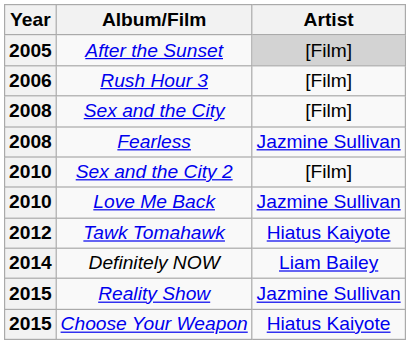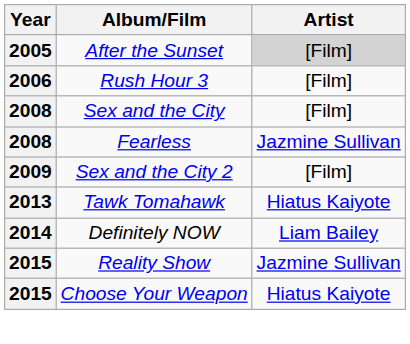(30, 171) 2010 -> (30, 171) 2009
- row: (154, 202)
(30, 232) 2012 -> (30, 202) 2013
